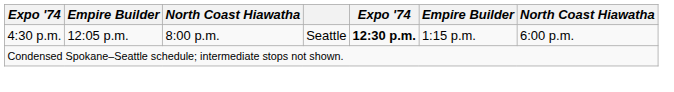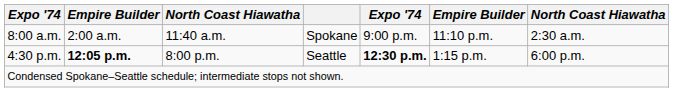+ row: (34, 35)
(98, 35) normal -> (99, 55) bold
